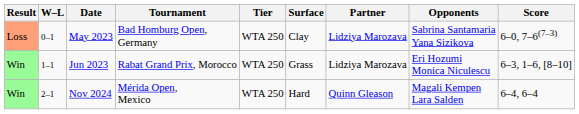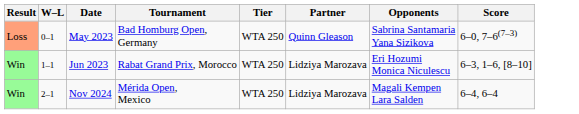- column: (306, 13)
(368, 36) Lidziya Marozava -> (321, 36) Quinn Gleason
(361, 94) Quinn Gleason -> (328, 94) Lidziya Marozava
